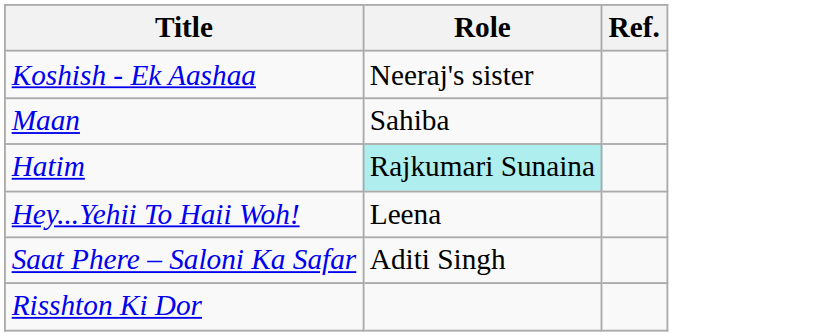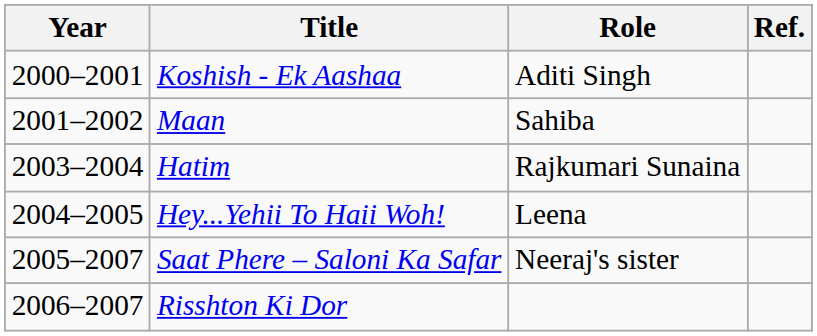+ column: (78, 27)
(452, 74) Neeraj's sister -> (583, 74) Aditi Singh
(482, 167) paleturquoise background -> (628, 167) no background
(438, 259) Aditi Singh -> (597, 259) Neeraj's sister
